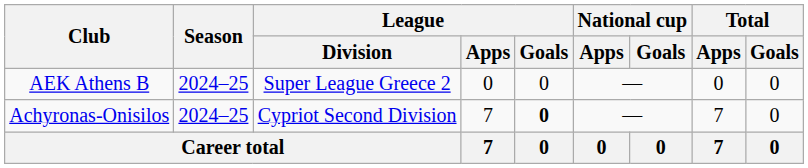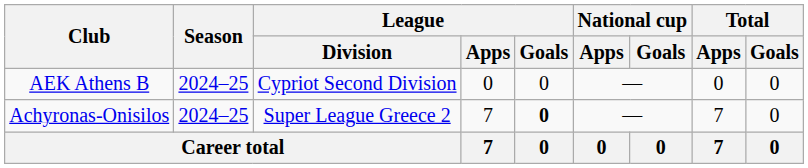(357, 83) Super League Greece 2 -> (357, 83) Cypriot Second Division
(357, 115) Cypriot Second Division -> (357, 115) Super League Greece 2
